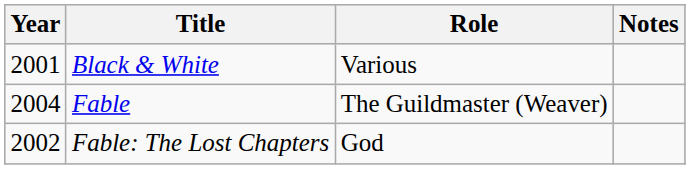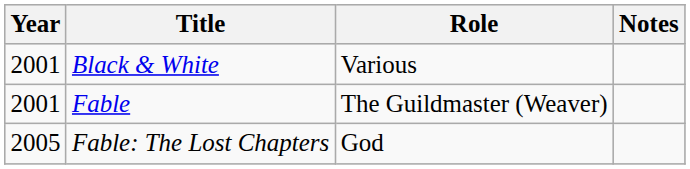(35, 103) 2004 -> (35, 103) 2001
(35, 143) 2002 -> (35, 143) 2005
